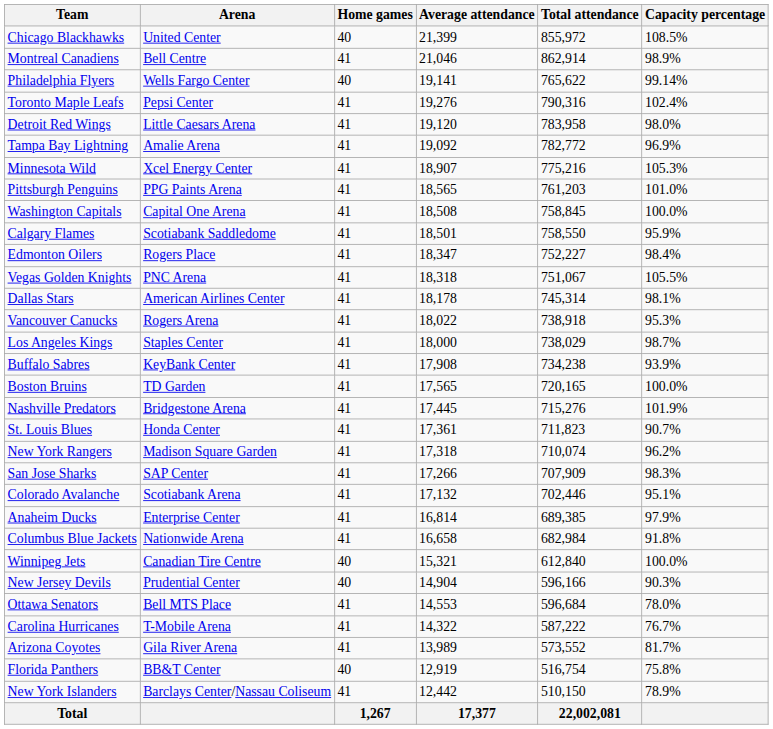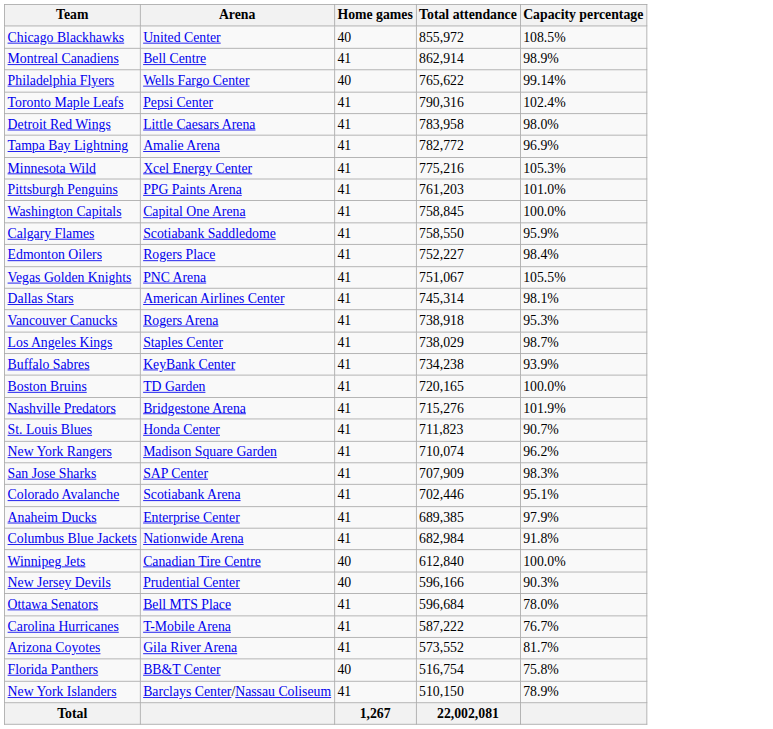- column: (477, 15)
